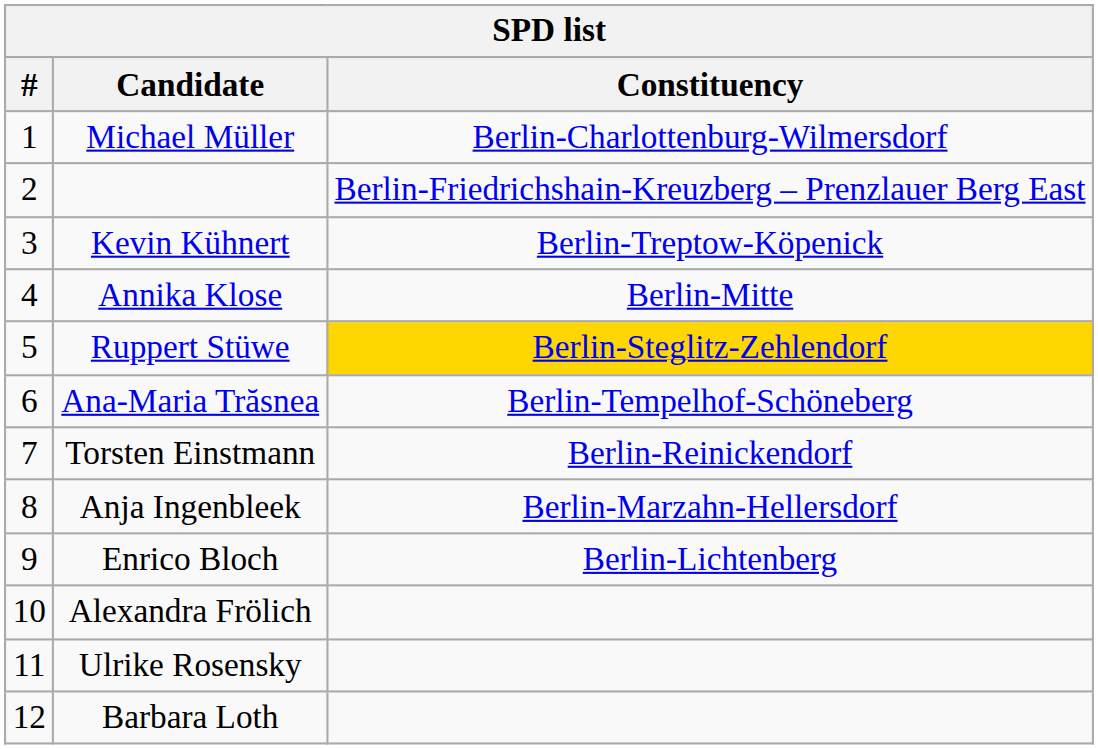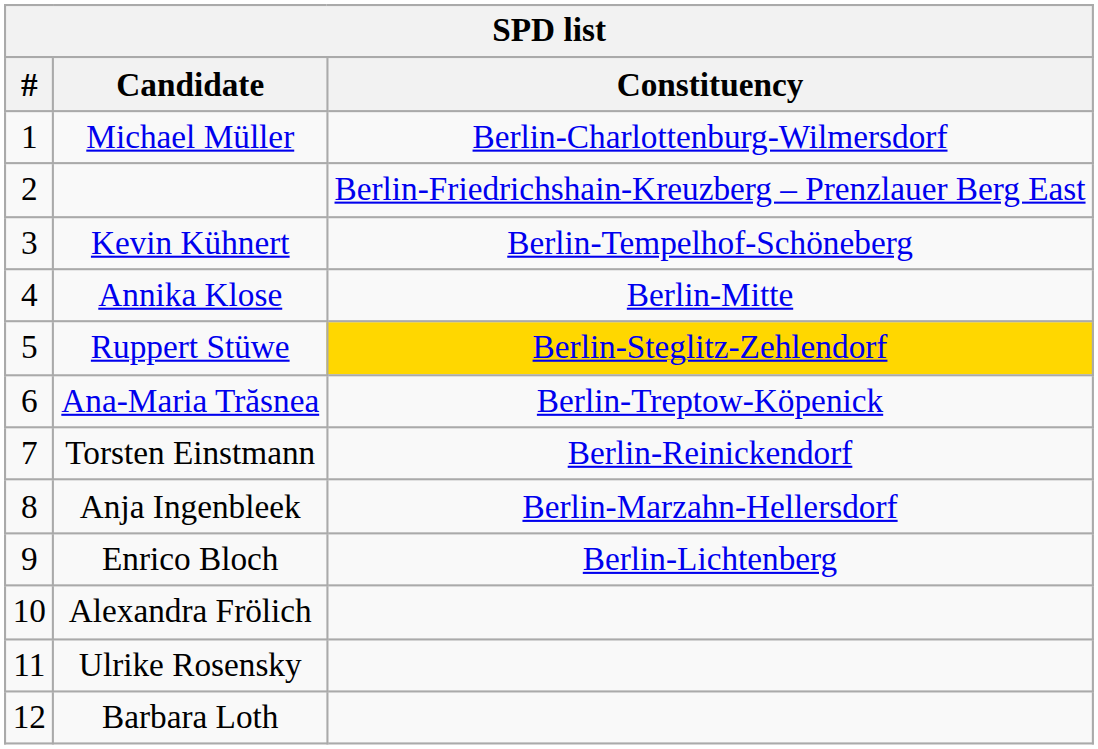(710, 242) Berlin-Treptow-Köpenick -> (710, 242) Berlin-Tempelhof-Schöneberg
(710, 400) Berlin-Tempelhof-Schöneberg -> (710, 400) Berlin-Treptow-Köpenick
